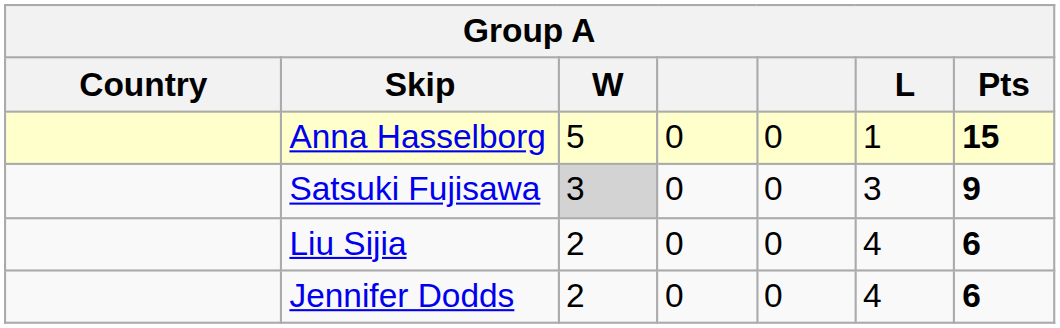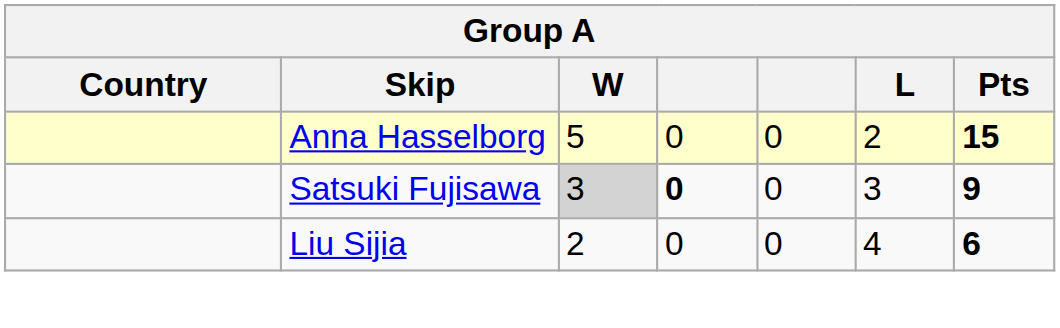(872, 137) 1 -> (872, 137) 2
(674, 190) normal -> (674, 190) bold
- row: (402, 296)
